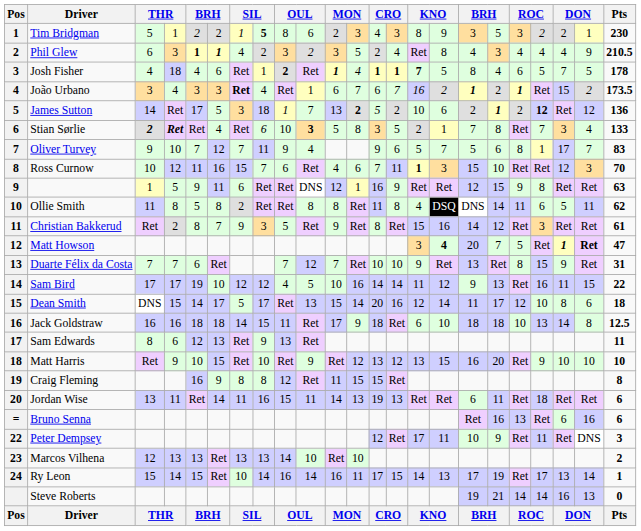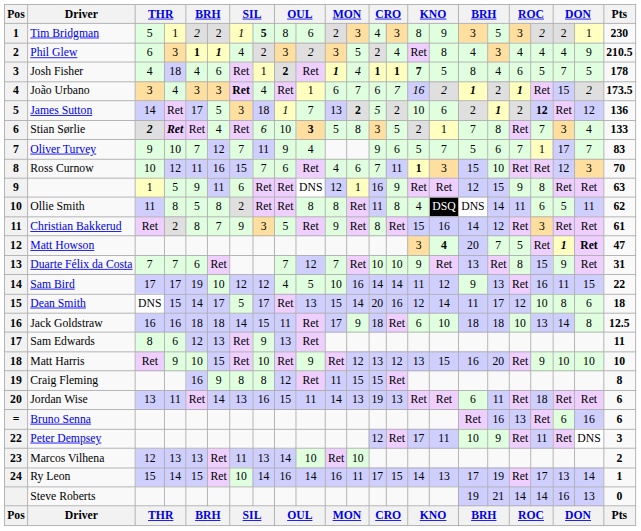(520, 148) 8 -> (520, 148) 7
(241, 399) 11 -> (241, 399) 13
(241, 457) 13 -> (241, 457) 11
